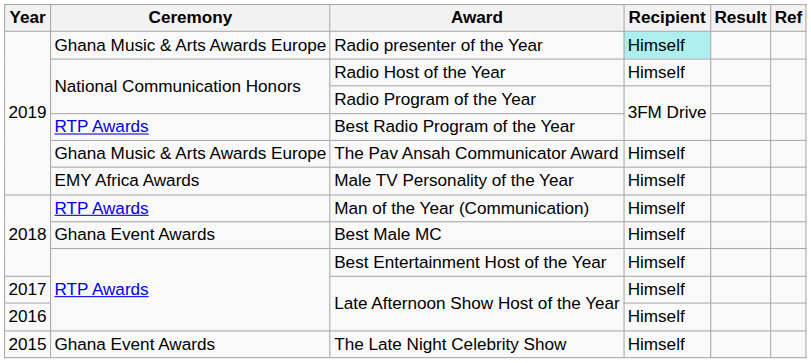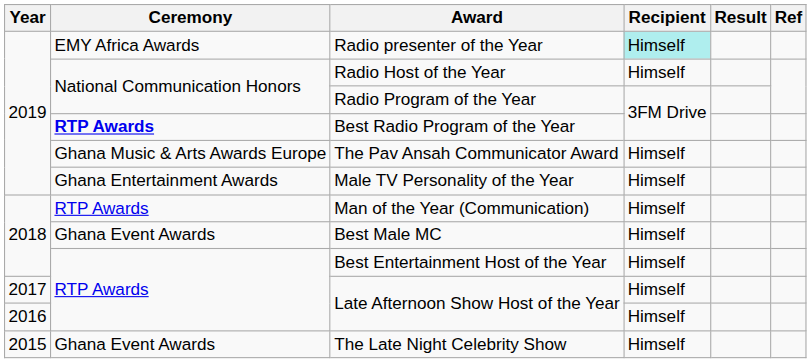(190, 45) Ghana Music & Arts Awards Europe -> (127, 45) EMY Africa Awards
(102, 126) normal -> (104, 126) bold
(127, 180) EMY Africa Awards -> (166, 180) Ghana Entertainment Awards
